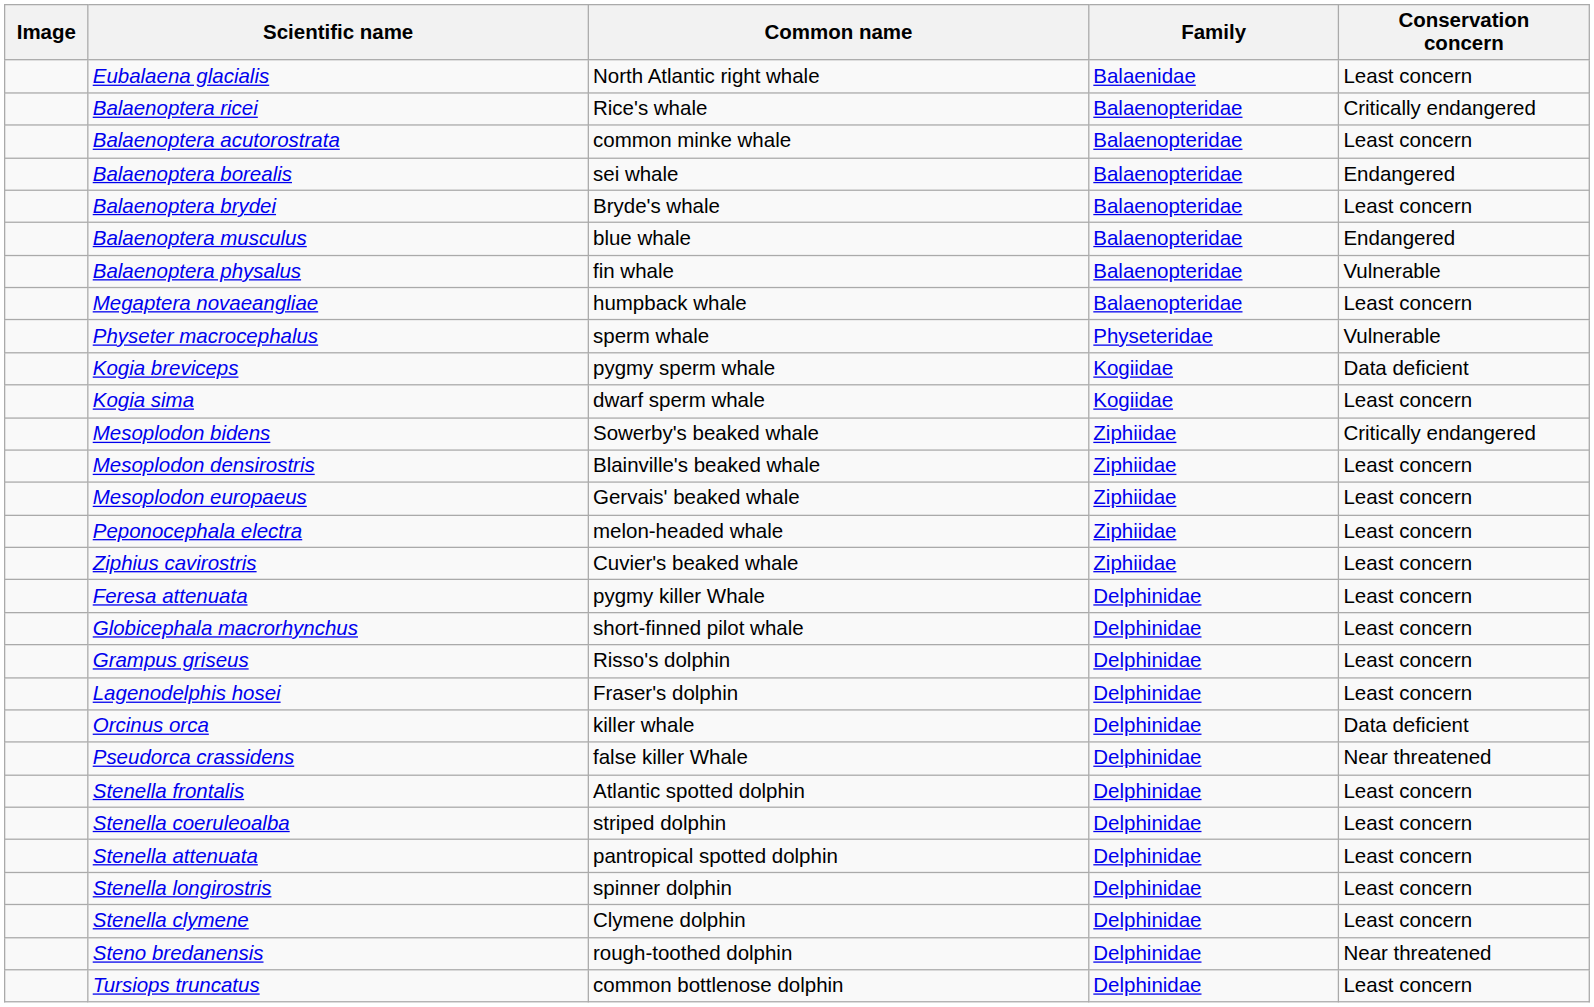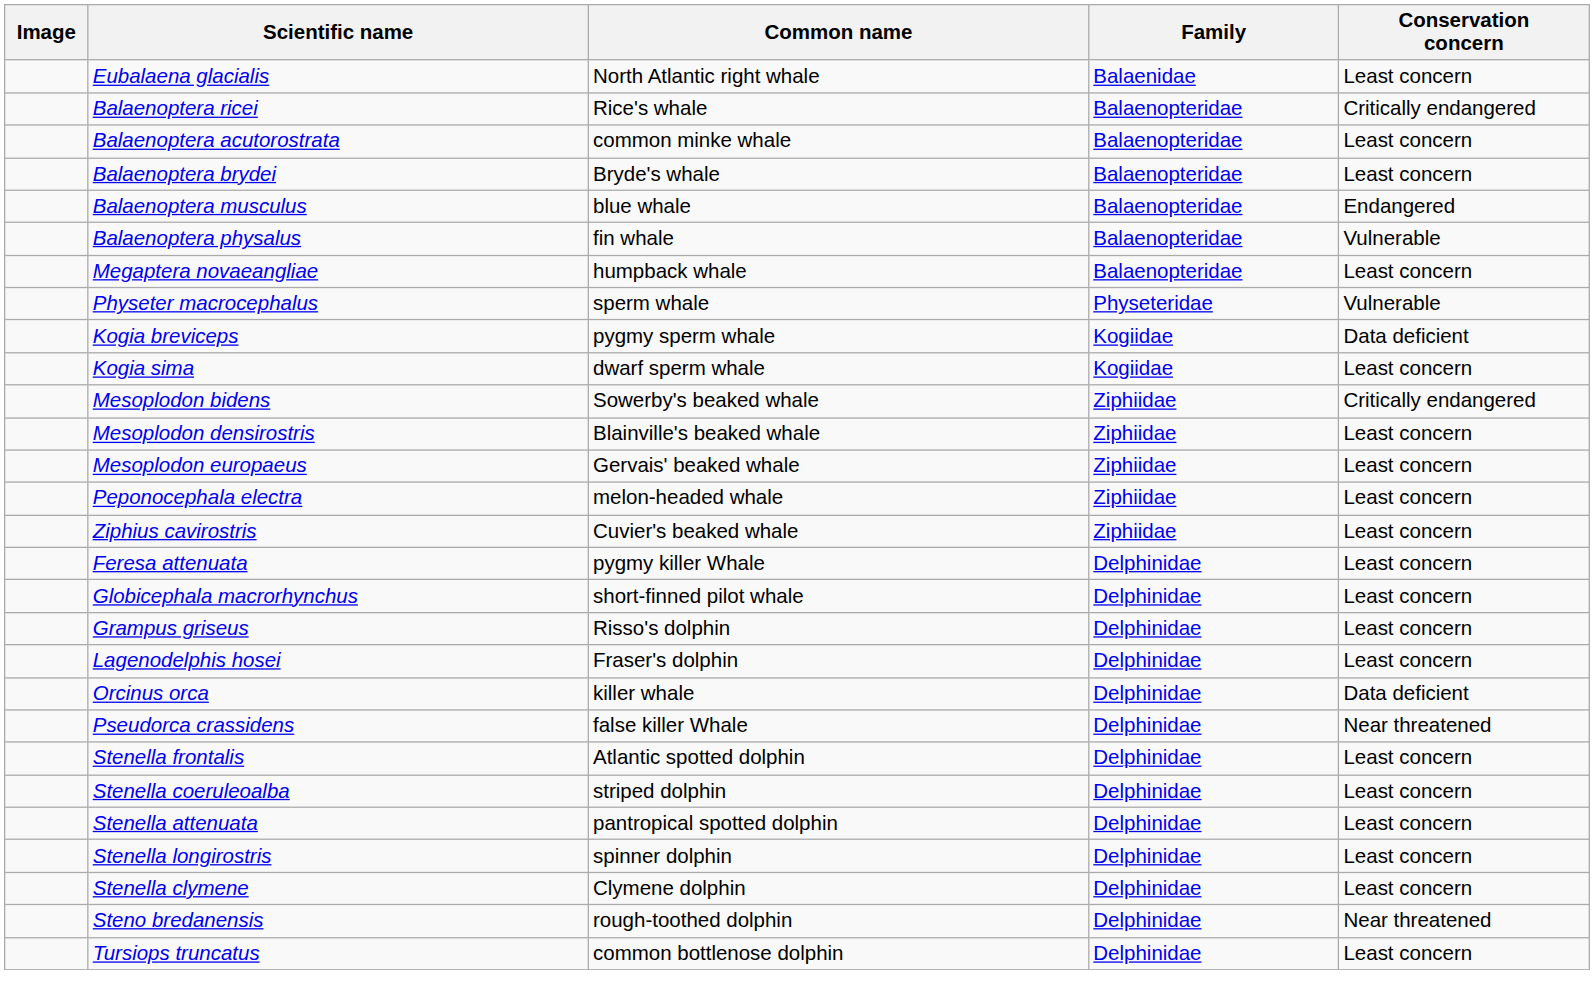- row: (192, 173)
